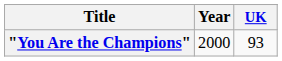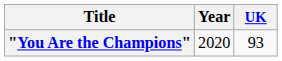(214, 42) 2000 -> (214, 42) 2020
